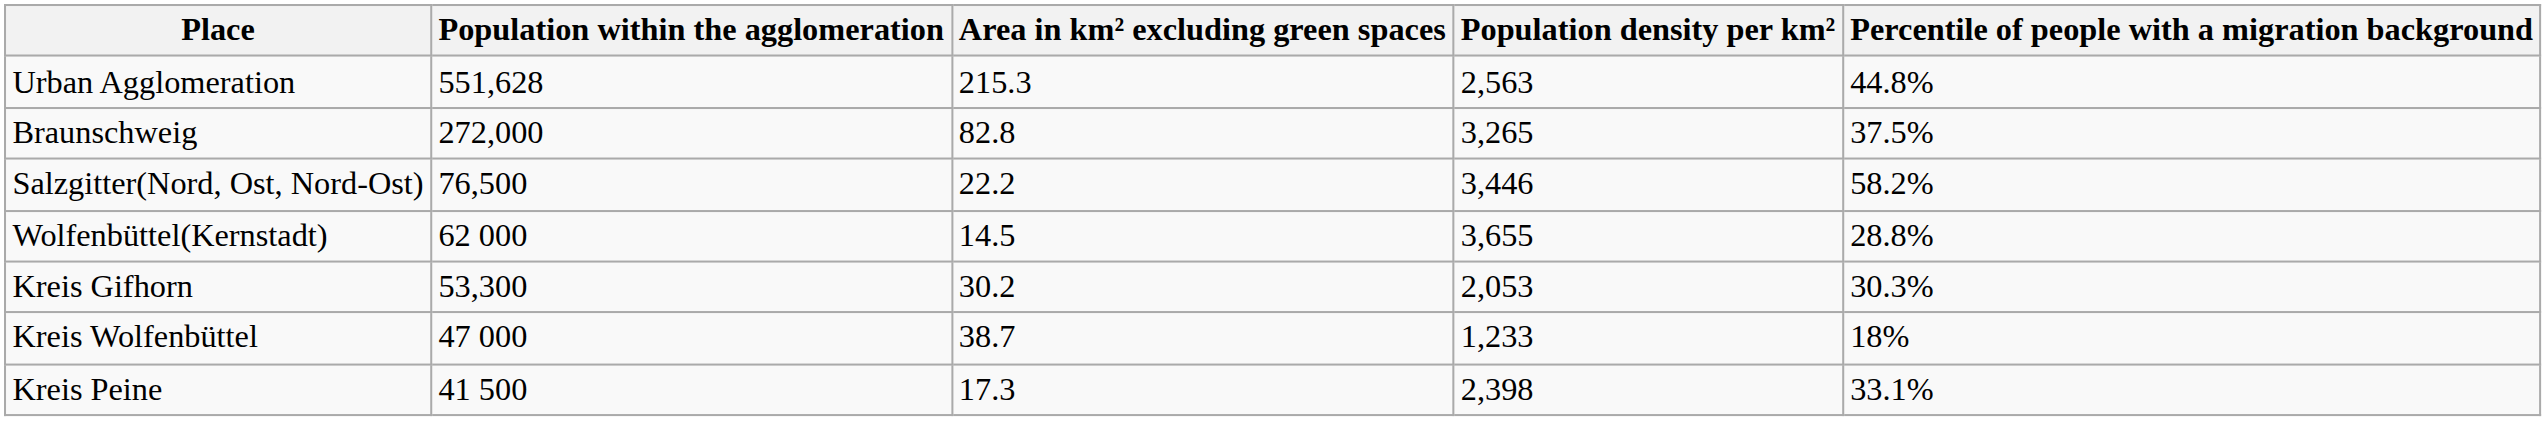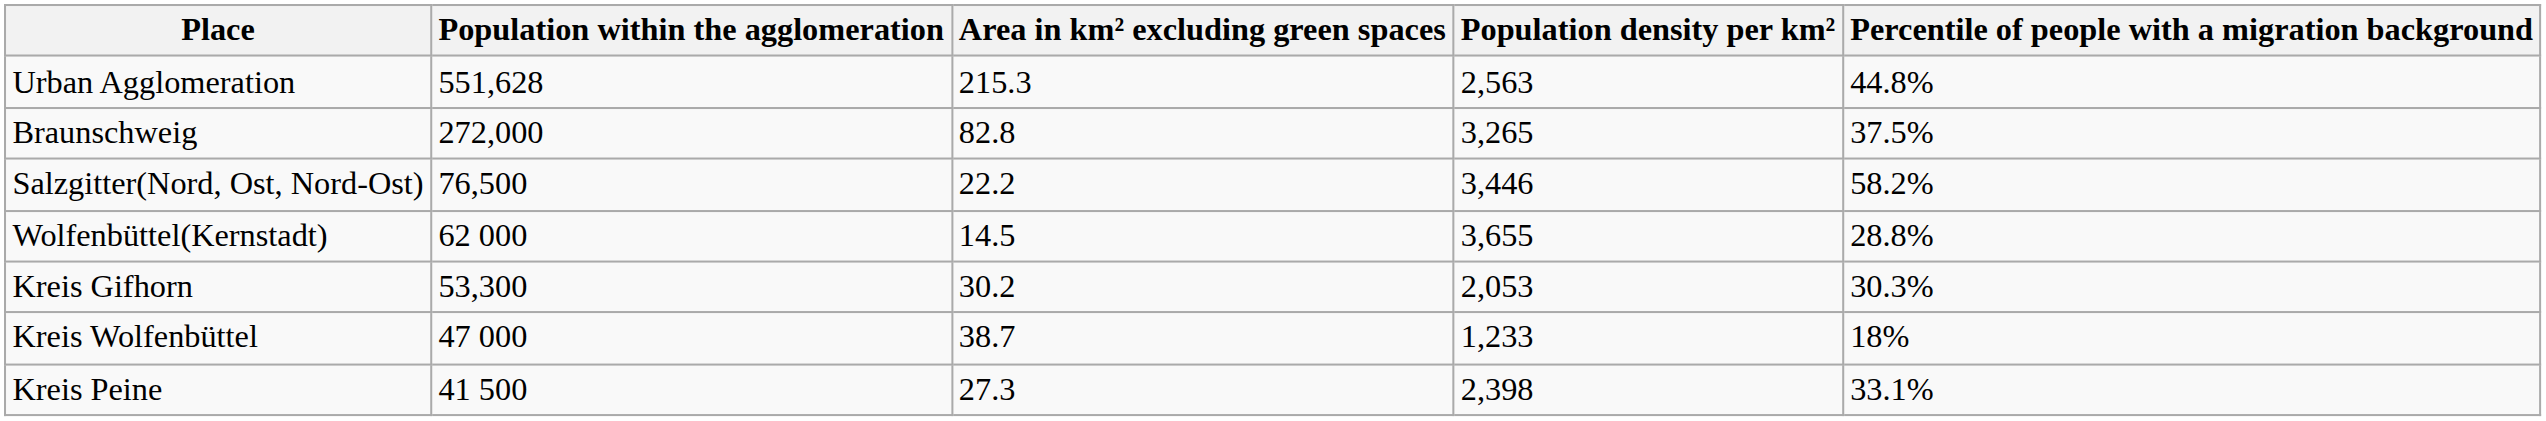(987, 388) 17.3 -> (987, 388) 27.3
